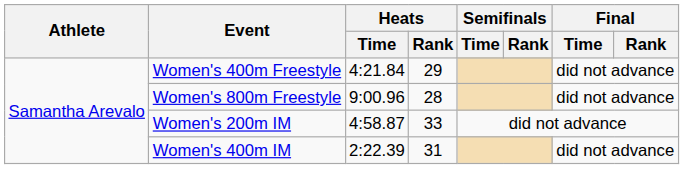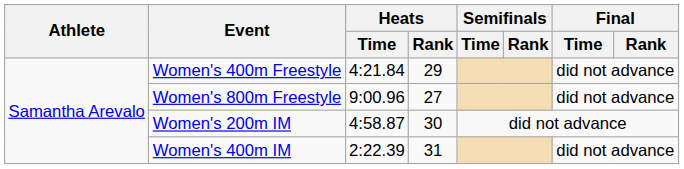(433, 97) 28 -> (433, 97) 27
(433, 124) 33 -> (433, 124) 30
